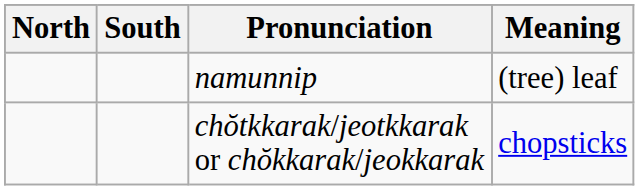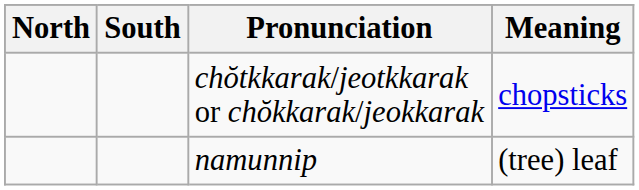rows swapped: (339, 142) <-> (256, 77)
